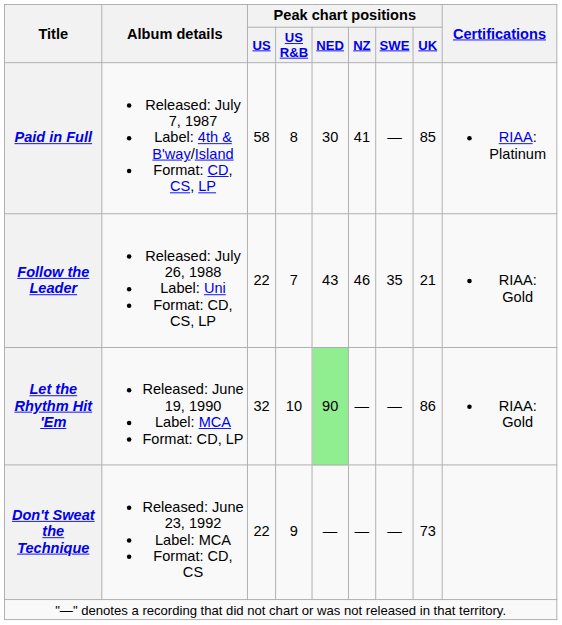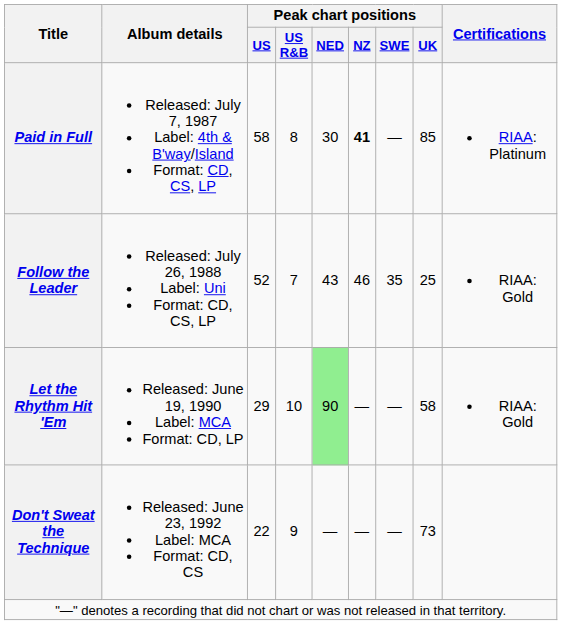(362, 138) normal -> (362, 138) bold
(262, 280) 22 -> (262, 280) 52
(428, 280) 21 -> (428, 280) 25
(262, 406) 32 -> (262, 406) 29
(428, 406) 86 -> (428, 406) 58
